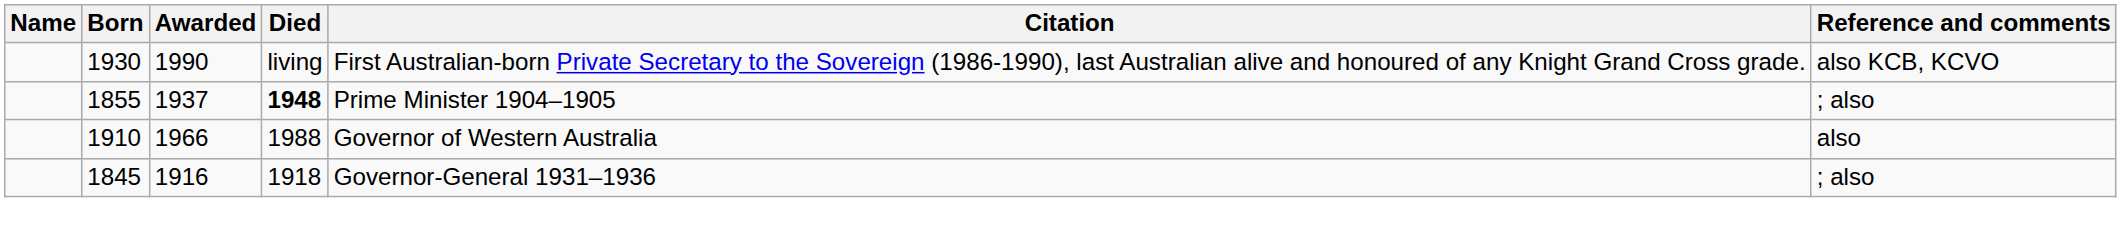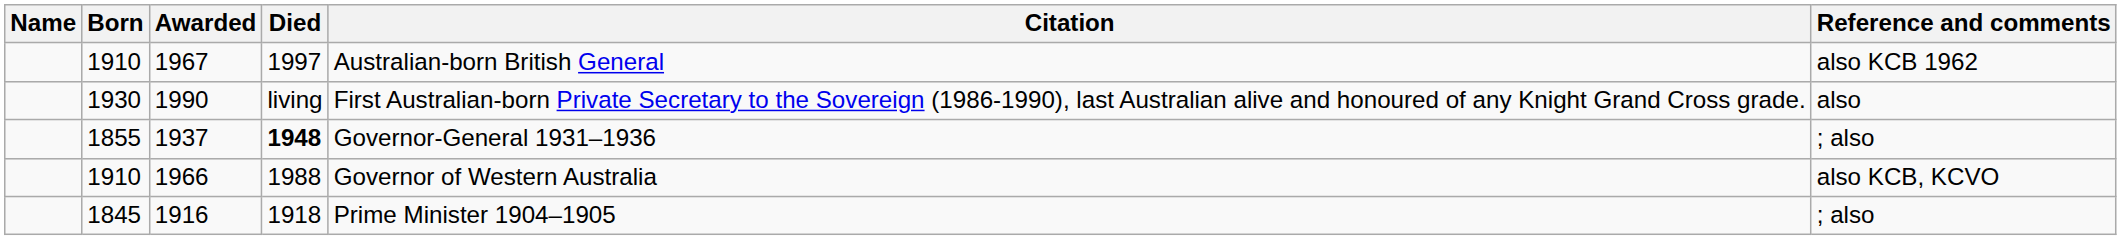+ row: (182, 61)
(1908, 61) also KCB, KCVO -> (1839, 100) also
(475, 100) Prime Minister 1904–1905 -> (495, 138) Governor-General 1931–1936
(1839, 138) also -> (1908, 176) also KCB, KCVO
(495, 176) Governor-General 1931–1936 -> (475, 215) Prime Minister 1904–1905
